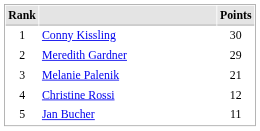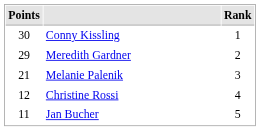columns swapped: (22, 15) <-> (236, 15)
